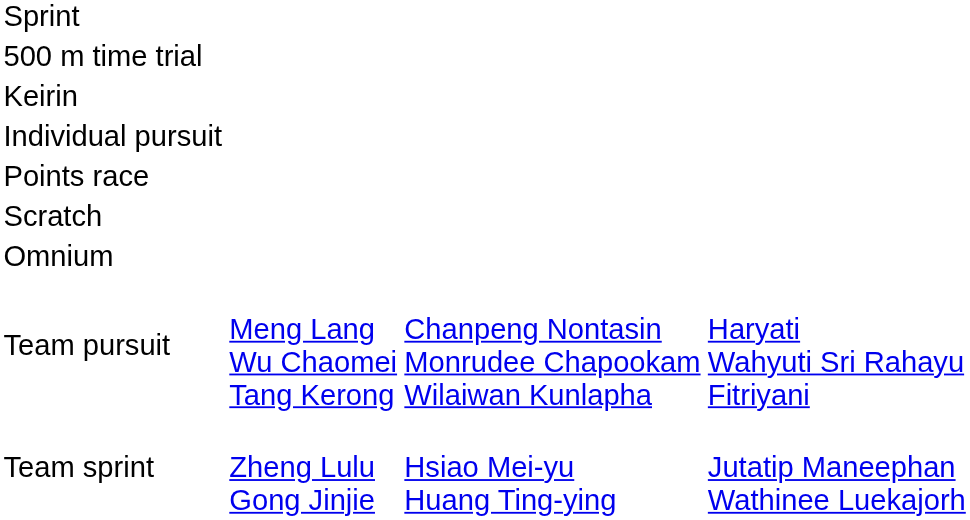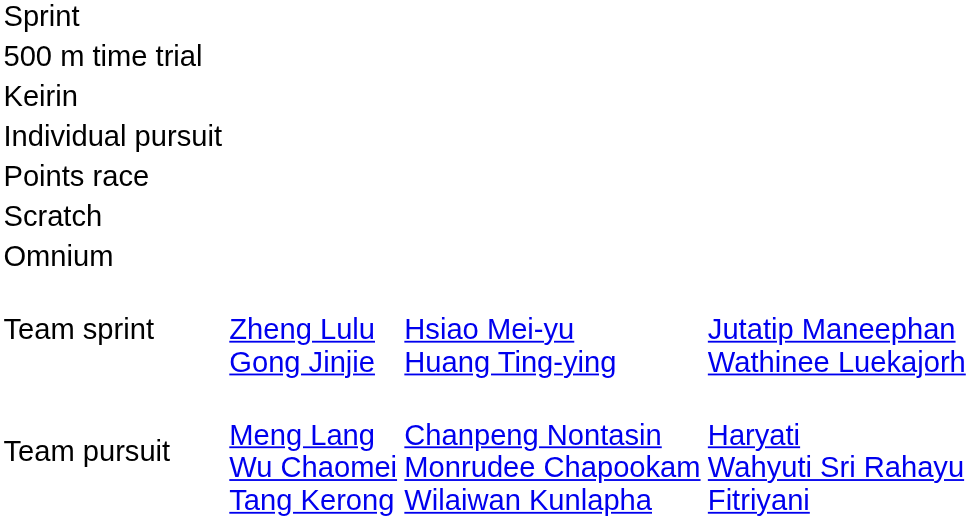rows swapped: (79, 467) <-> (87, 345)
